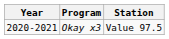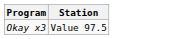- column: (32, 12)
